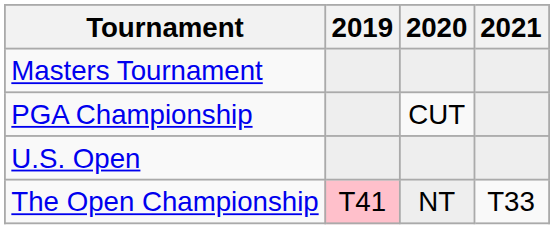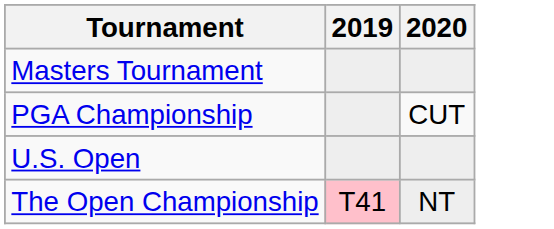- column: (511, 27)
